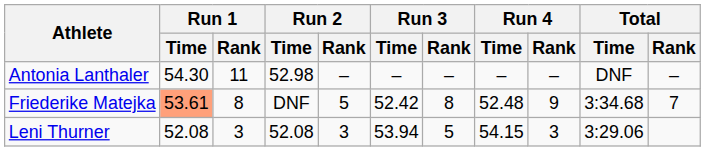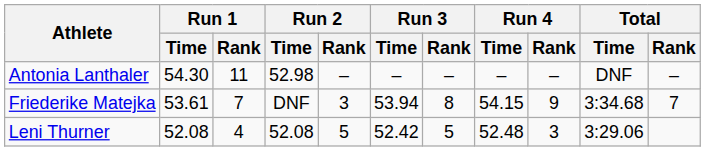(186, 104) lightsalmon background -> (186, 104) no background
(239, 104) 8 -> (239, 104) 7
(344, 104) 5 -> (344, 104) 3
(396, 104) 52.42 -> (396, 104) 53.94
(501, 104) 52.48 -> (501, 104) 54.15
(239, 132) 3 -> (239, 132) 4
(344, 132) 3 -> (344, 132) 5
(396, 132) 53.94 -> (396, 132) 52.42
(501, 132) 54.15 -> (501, 132) 52.48
